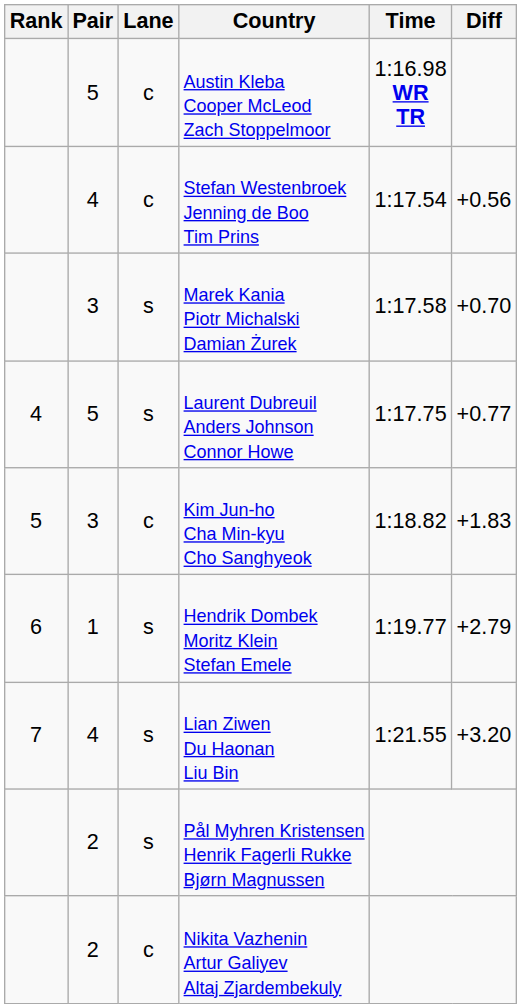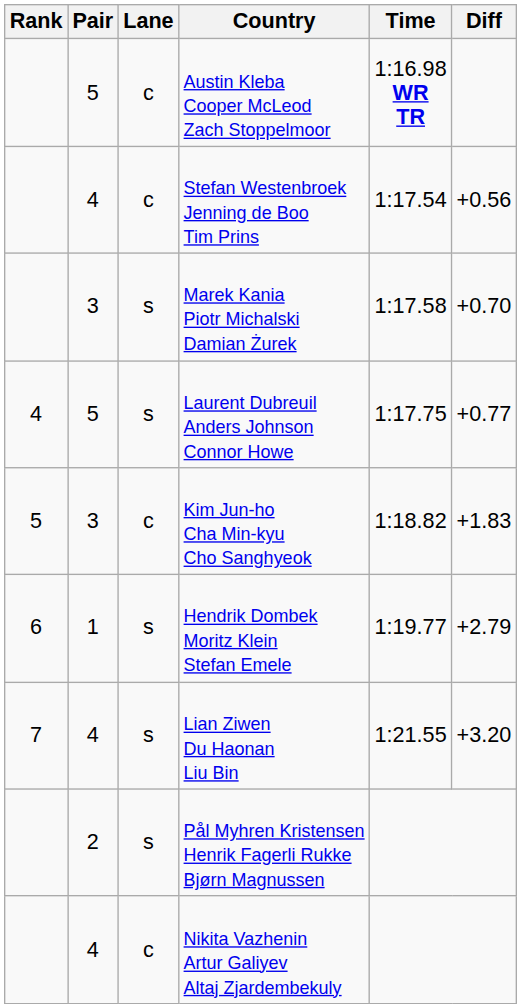(93, 949) 2 -> (93, 949) 4
